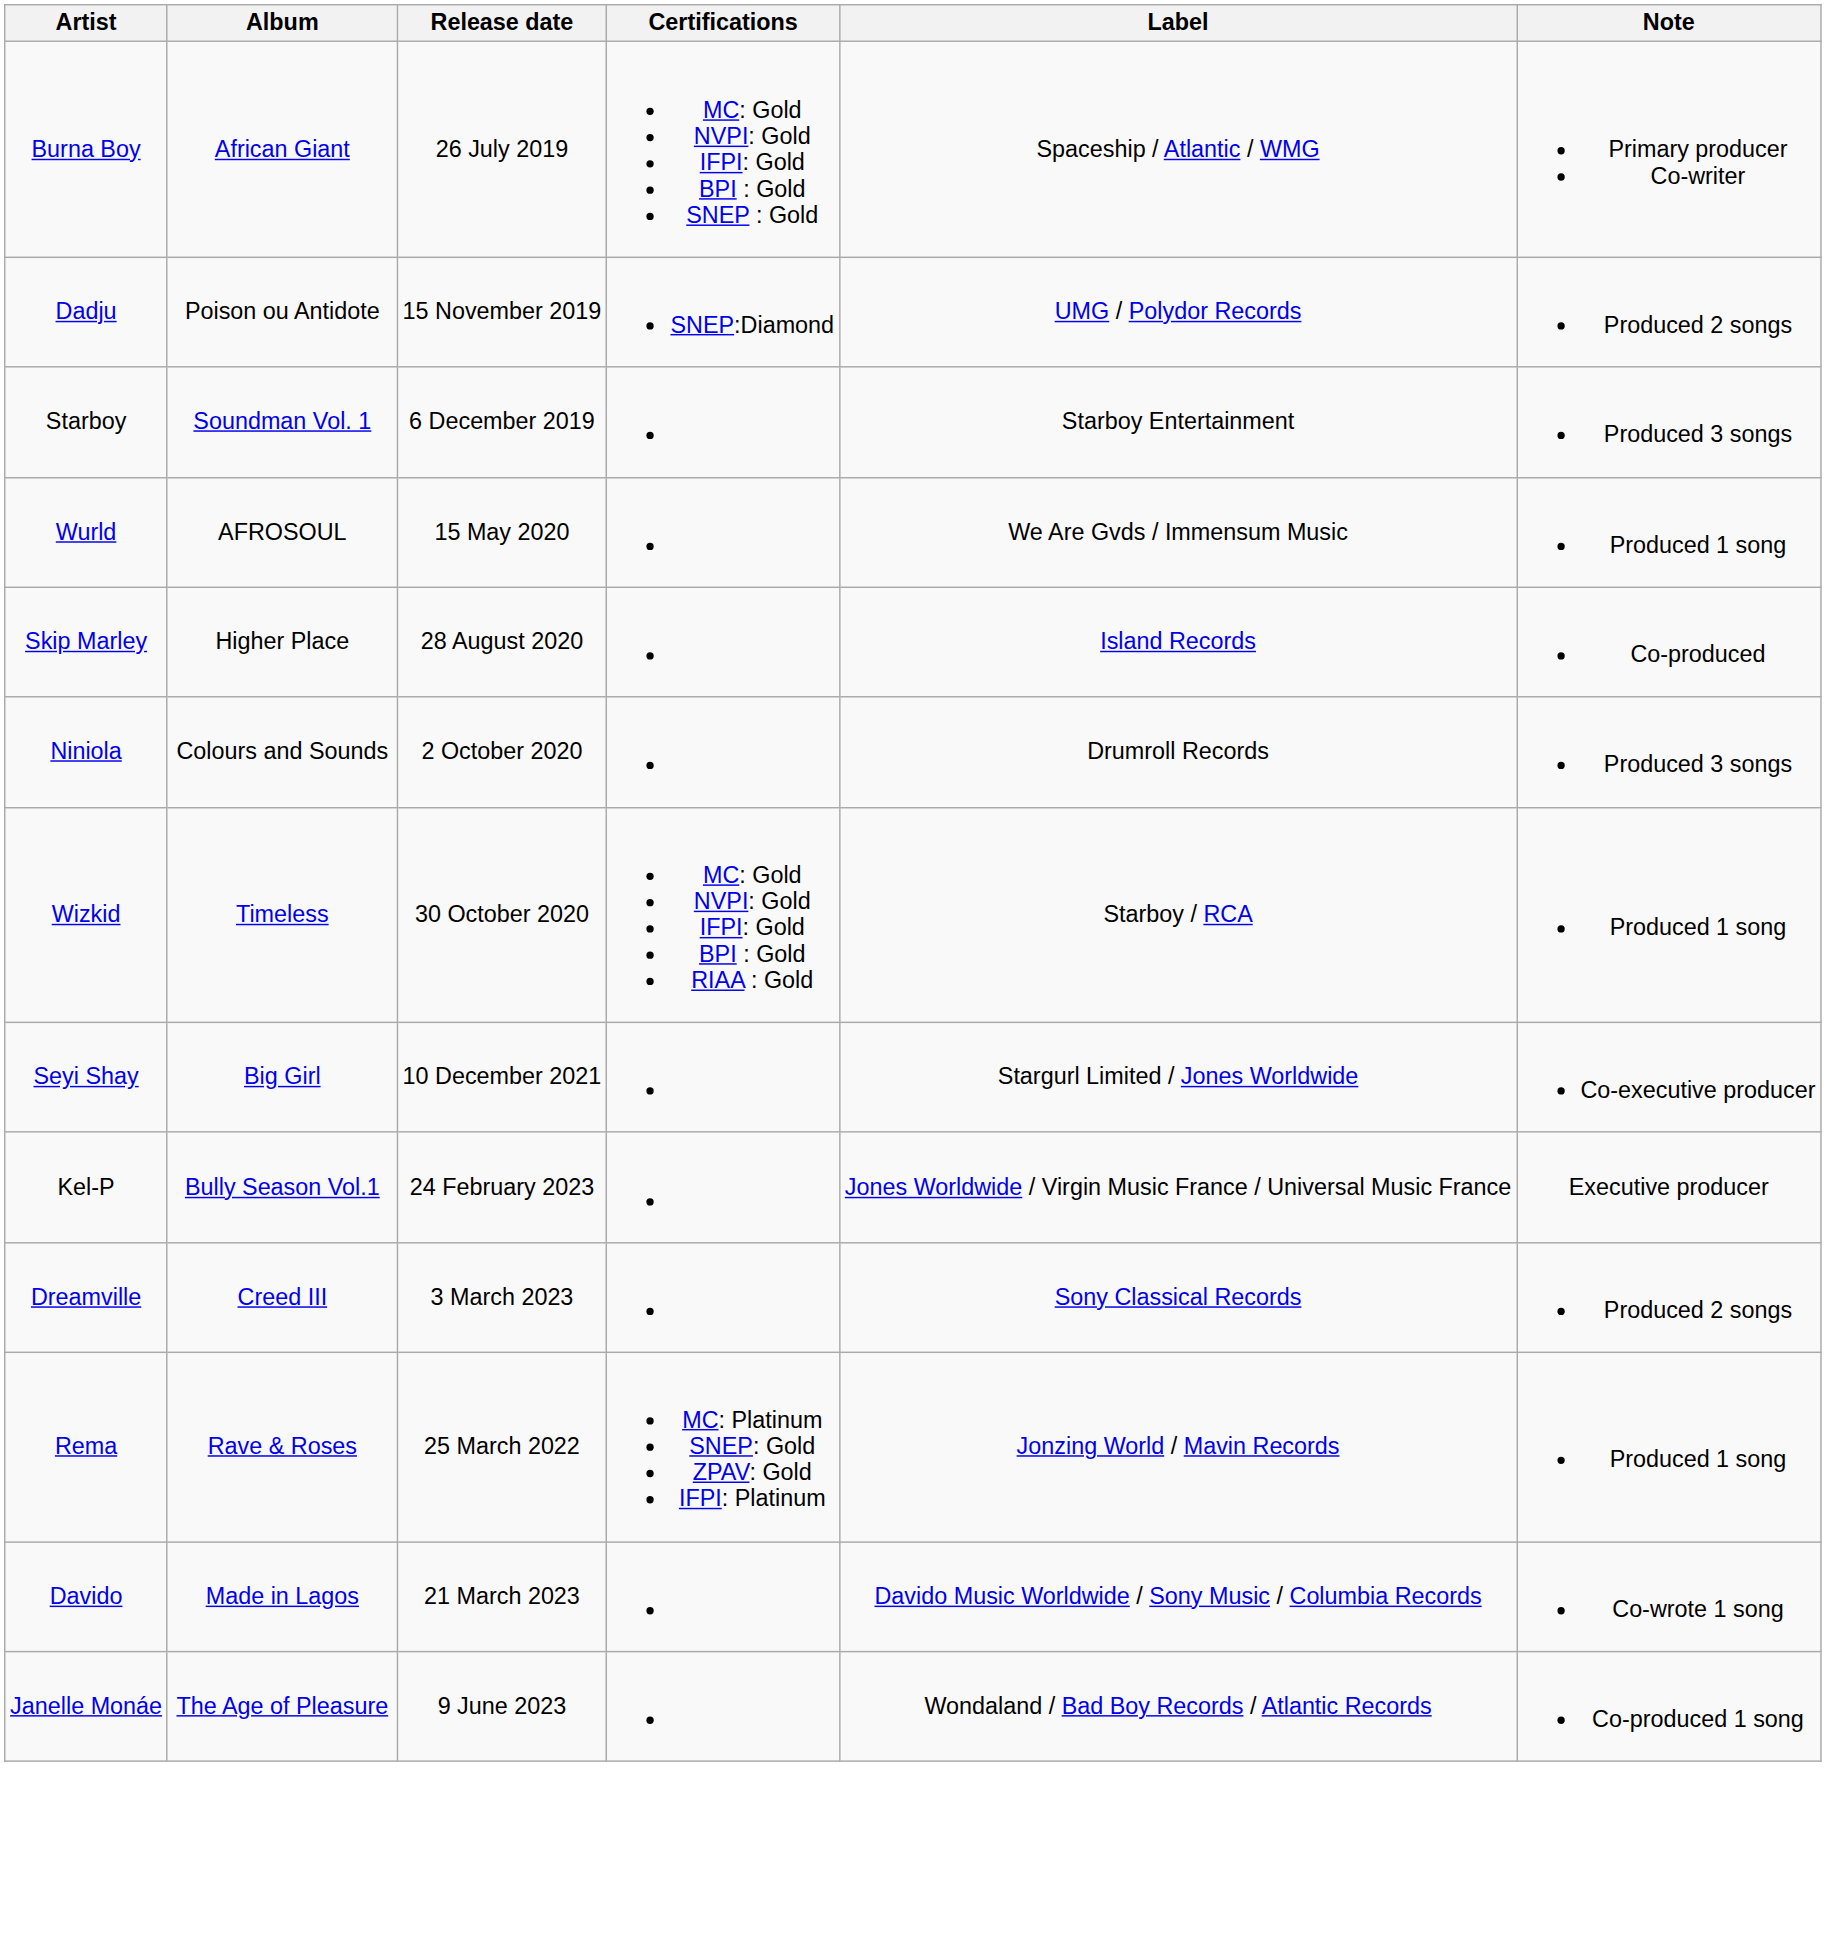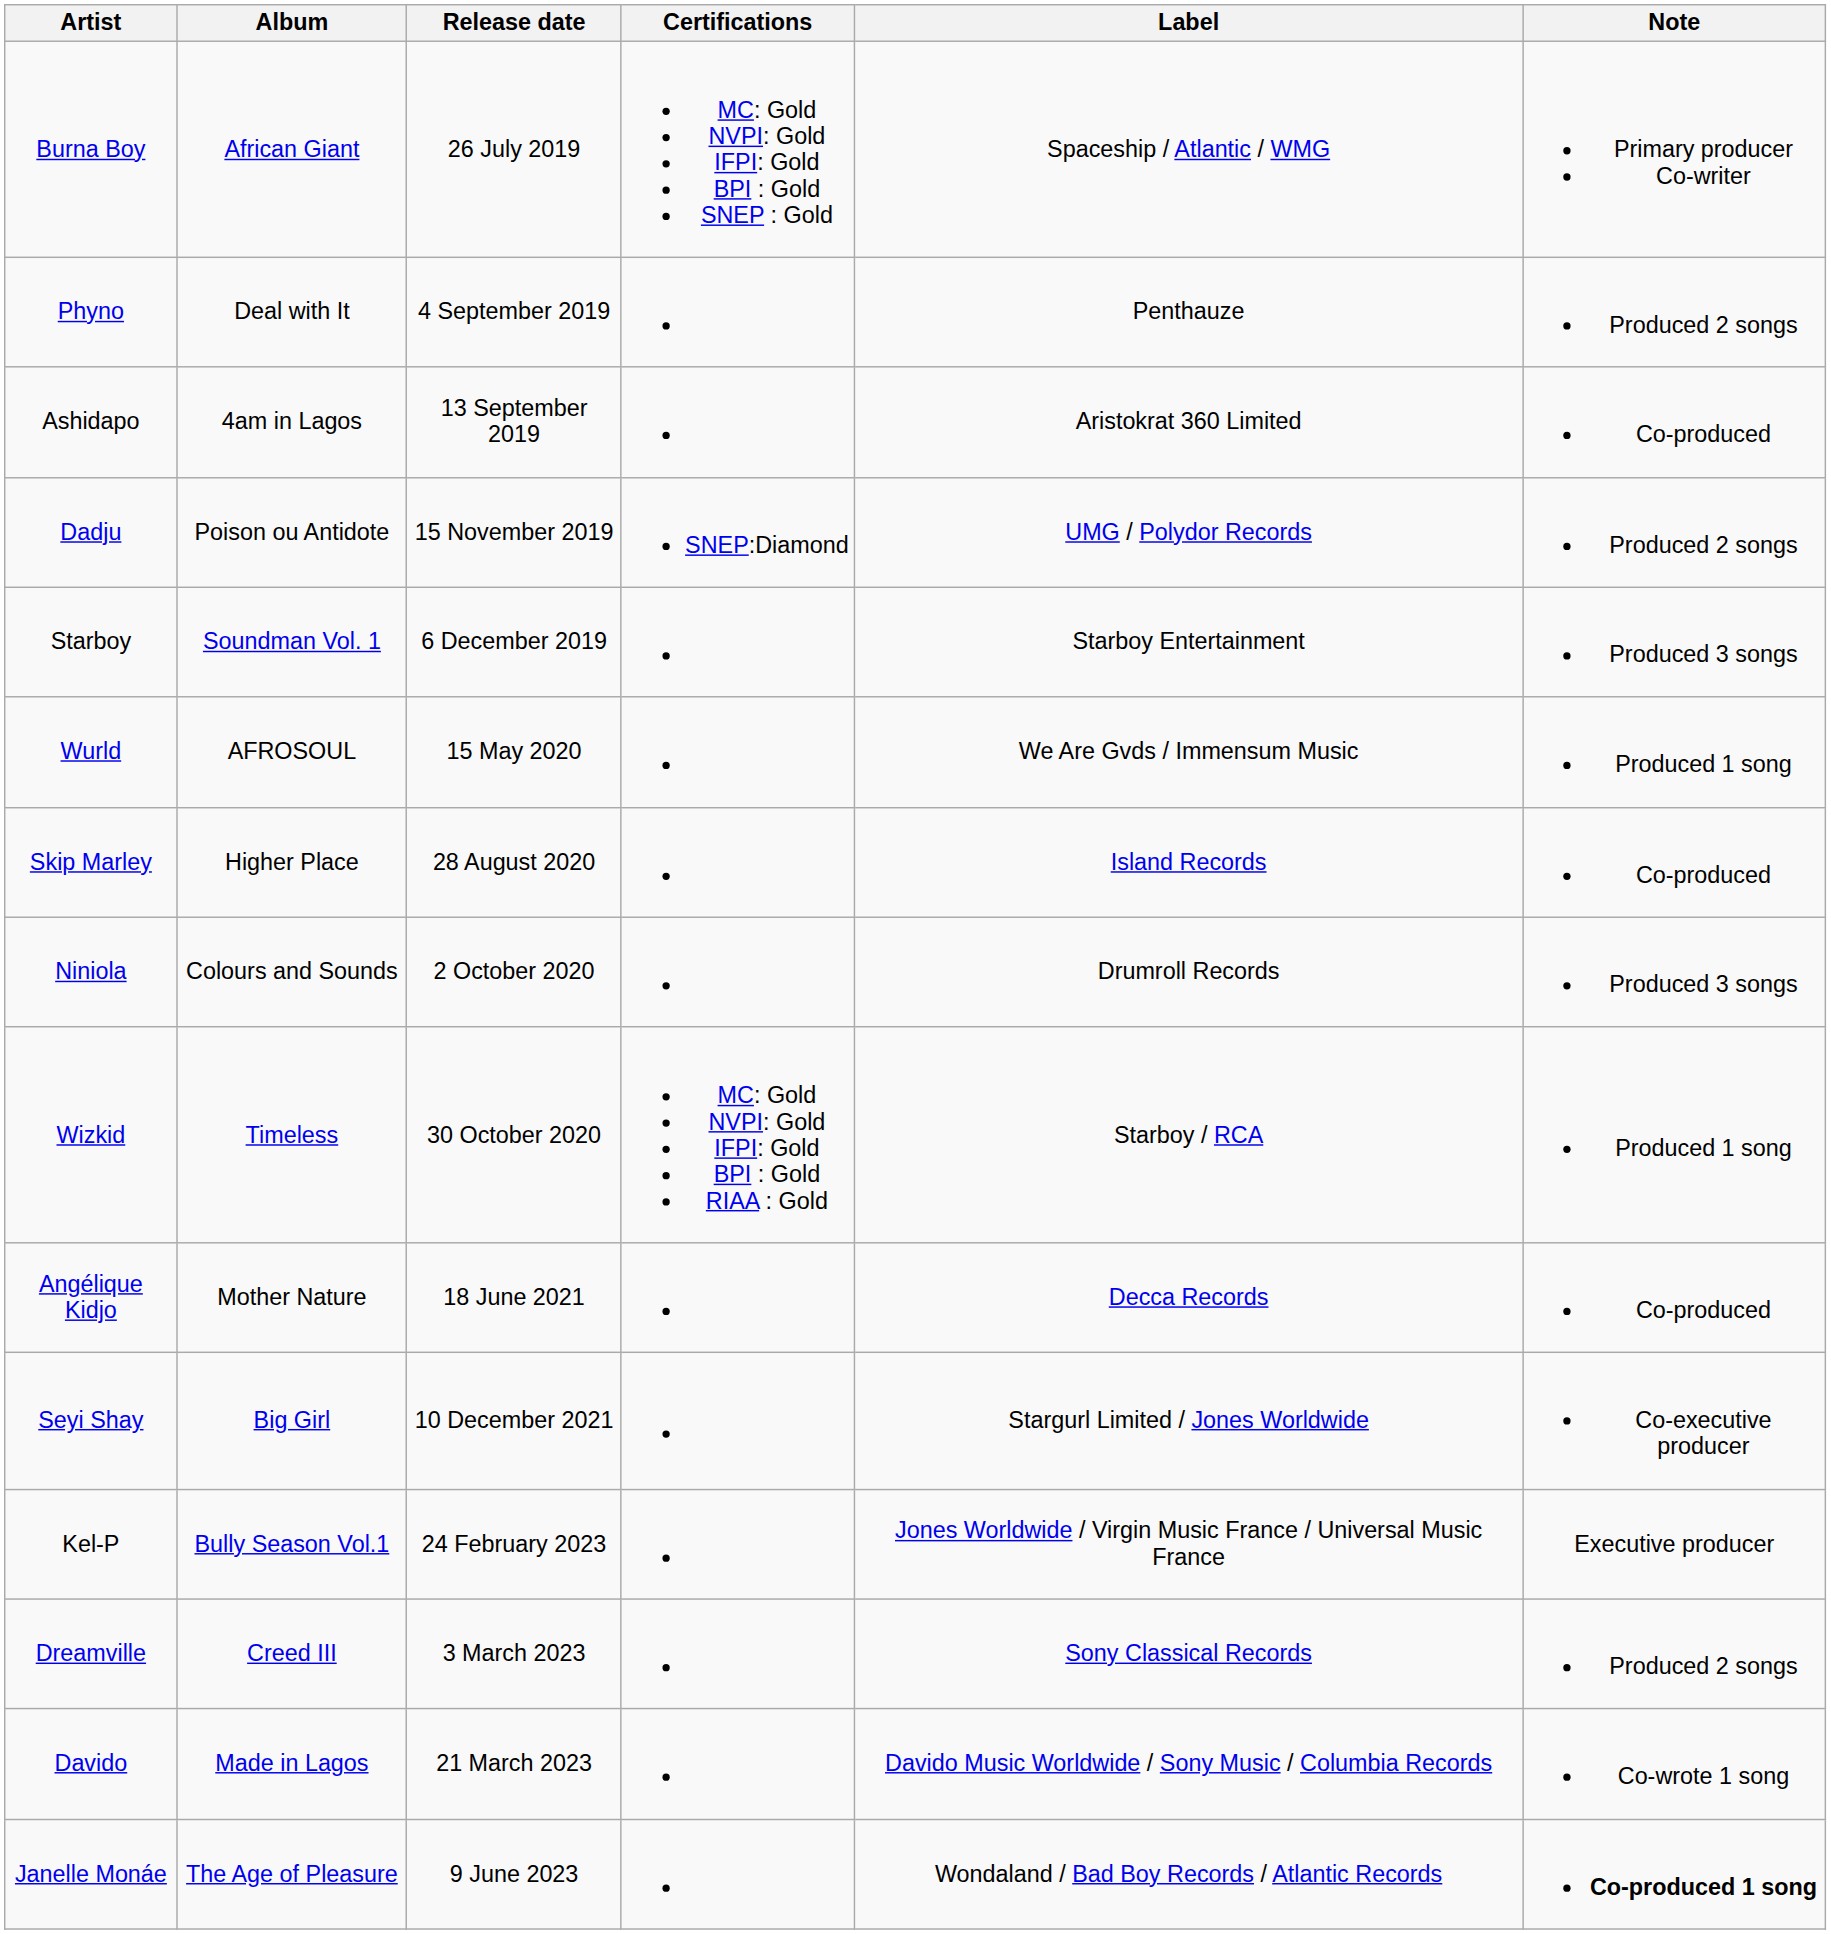+ row: (91, 311)
+ row: (91, 421)
+ row: (91, 1297)
- row: (86, 1446)
(1669, 1720) normal -> (1674, 1887) bold
